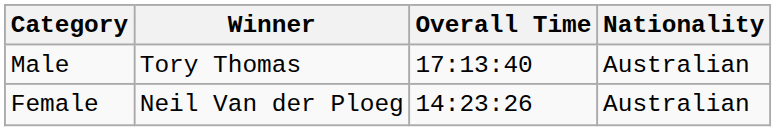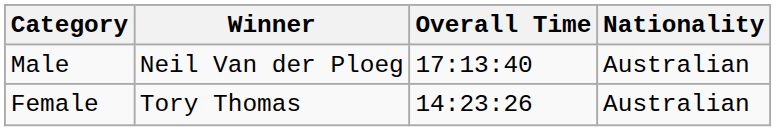(220, 65) Tory Thomas -> (272, 65) Neil Van der Ploeg
(272, 105) Neil Van der Ploeg -> (220, 105) Tory Thomas
